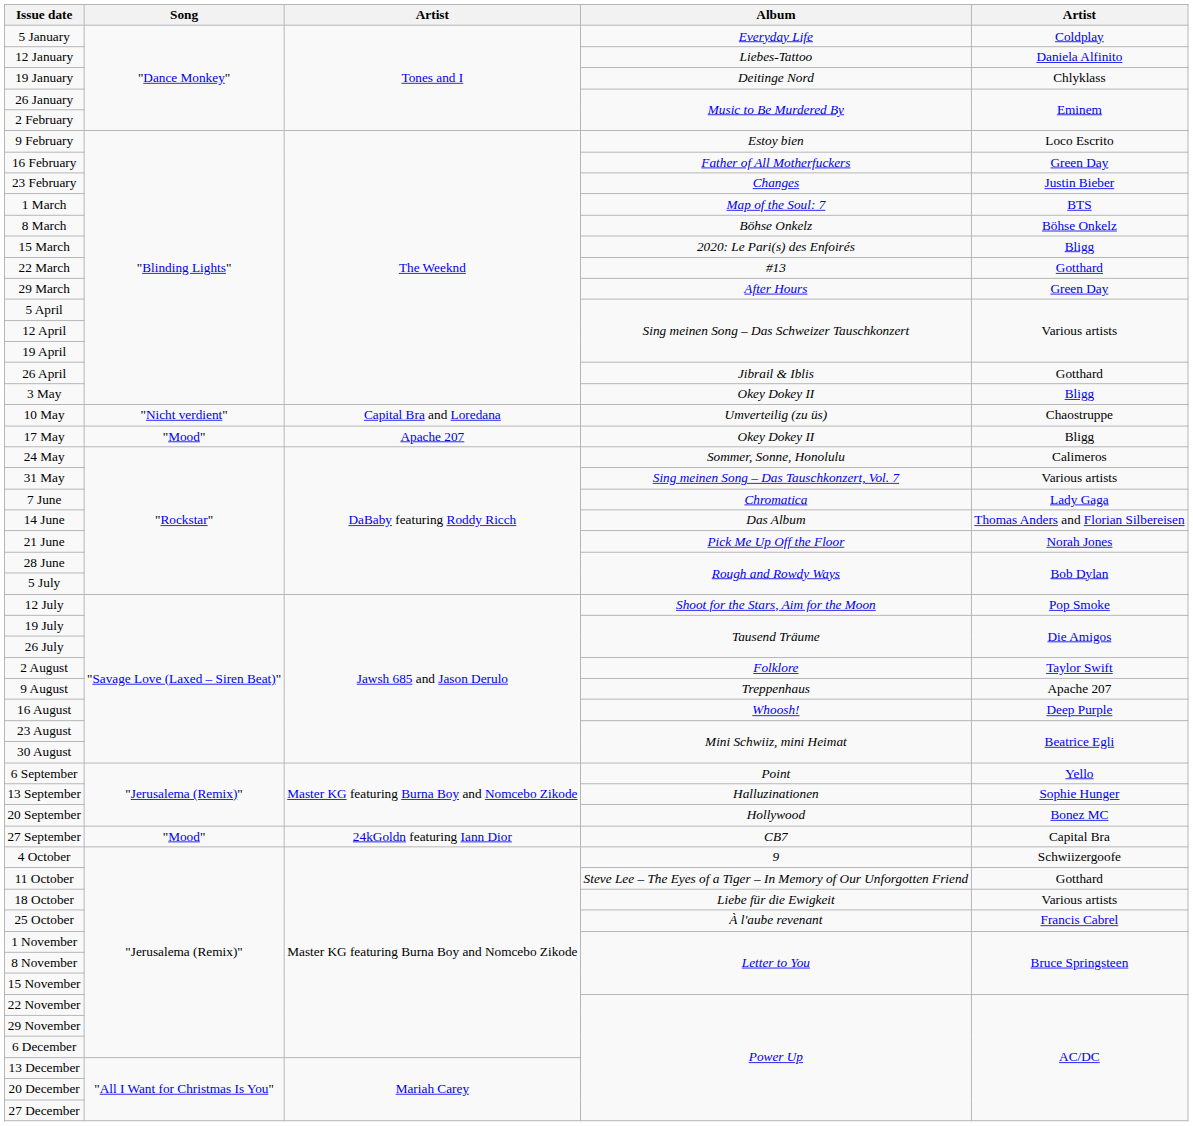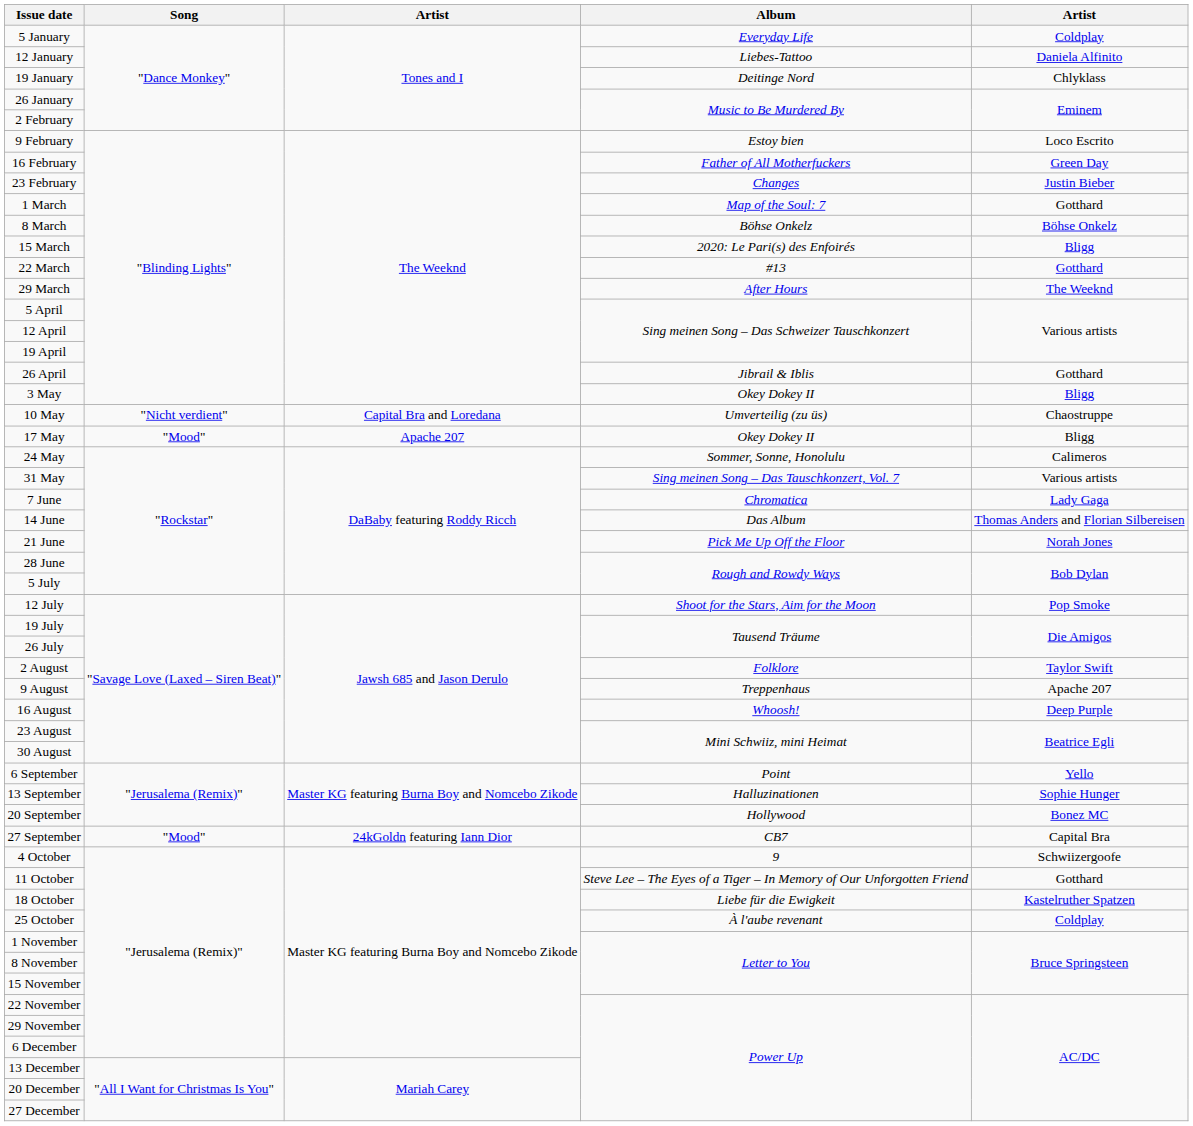(1079, 204) BTS -> (1079, 204) Gotthard
(1079, 288) Green Day -> (1079, 288) The Weeknd
(1079, 899) Various artists -> (1079, 899) Kastelruther Spatzen
(1079, 920) Francis Cabrel -> (1079, 920) Coldplay
